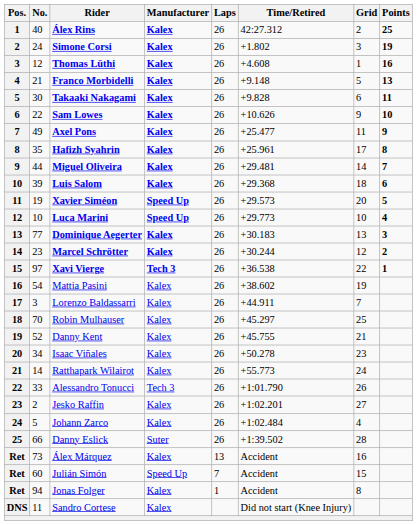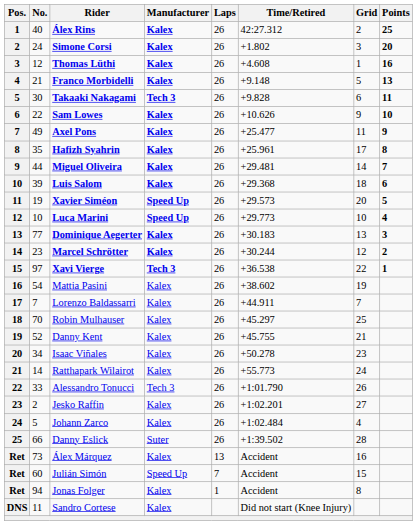(387, 47) 19 -> (387, 47) 20
(160, 98) Kalex -> (161, 98) Tech 3
(35, 302) 3 -> (35, 302) 7
